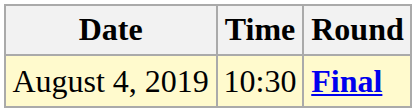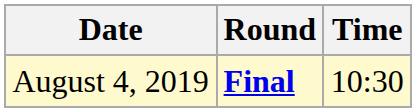columns swapped: (260, 29) <-> (358, 29)
